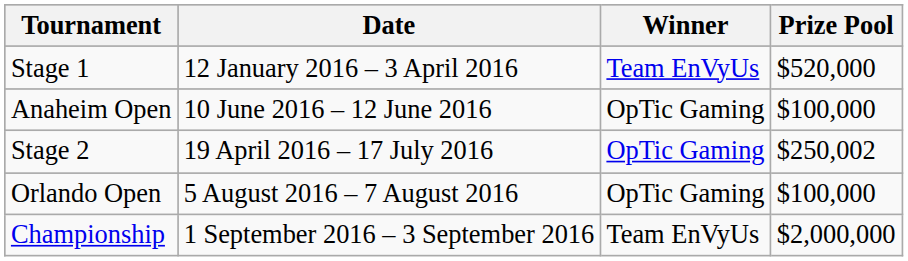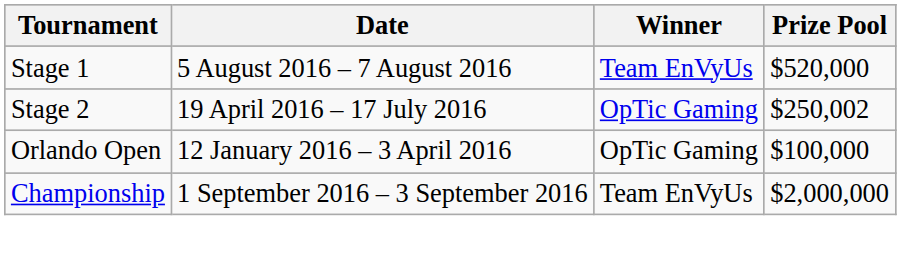(351, 67) 12 January 2016 – 3 April 2016 -> (344, 67) 5 August 2016 – 7 August 2016
- row: (91, 109)
(351, 192) 5 August 2016 – 7 August 2016 -> (344, 151) 12 January 2016 – 3 April 2016
